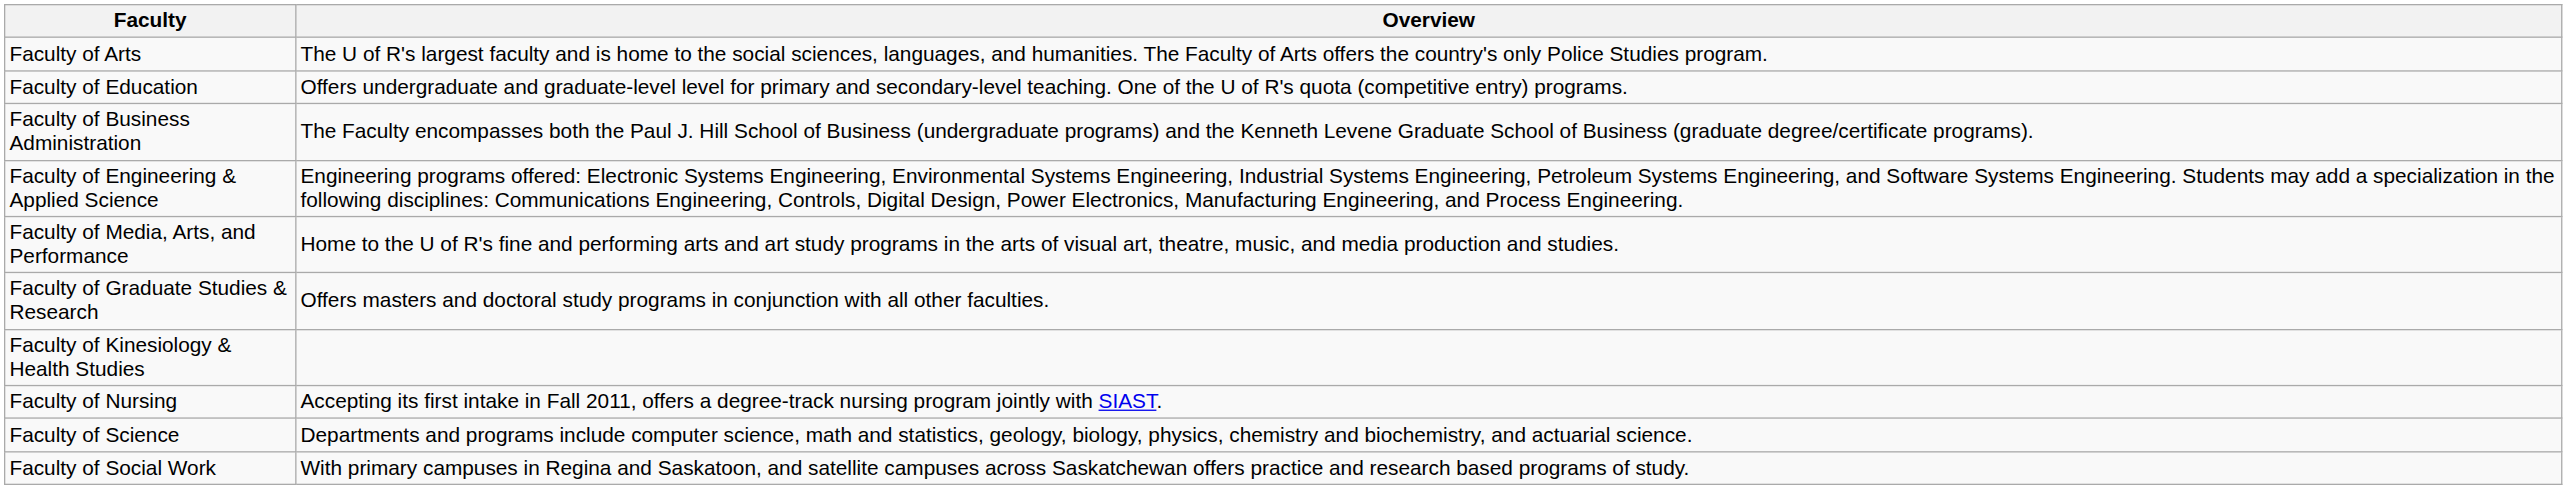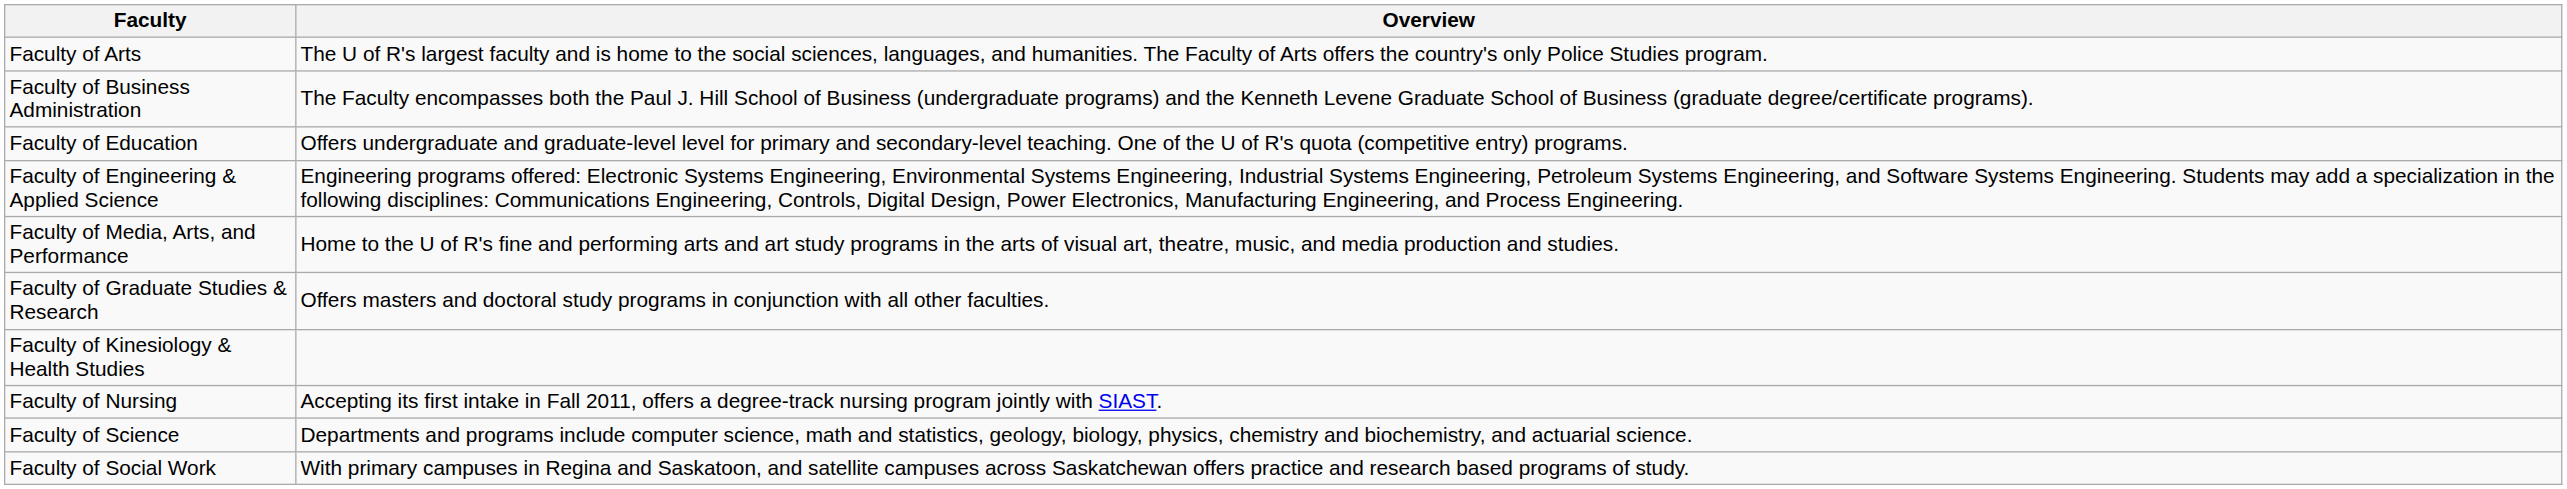rows swapped: (100, 131) <-> (104, 86)
